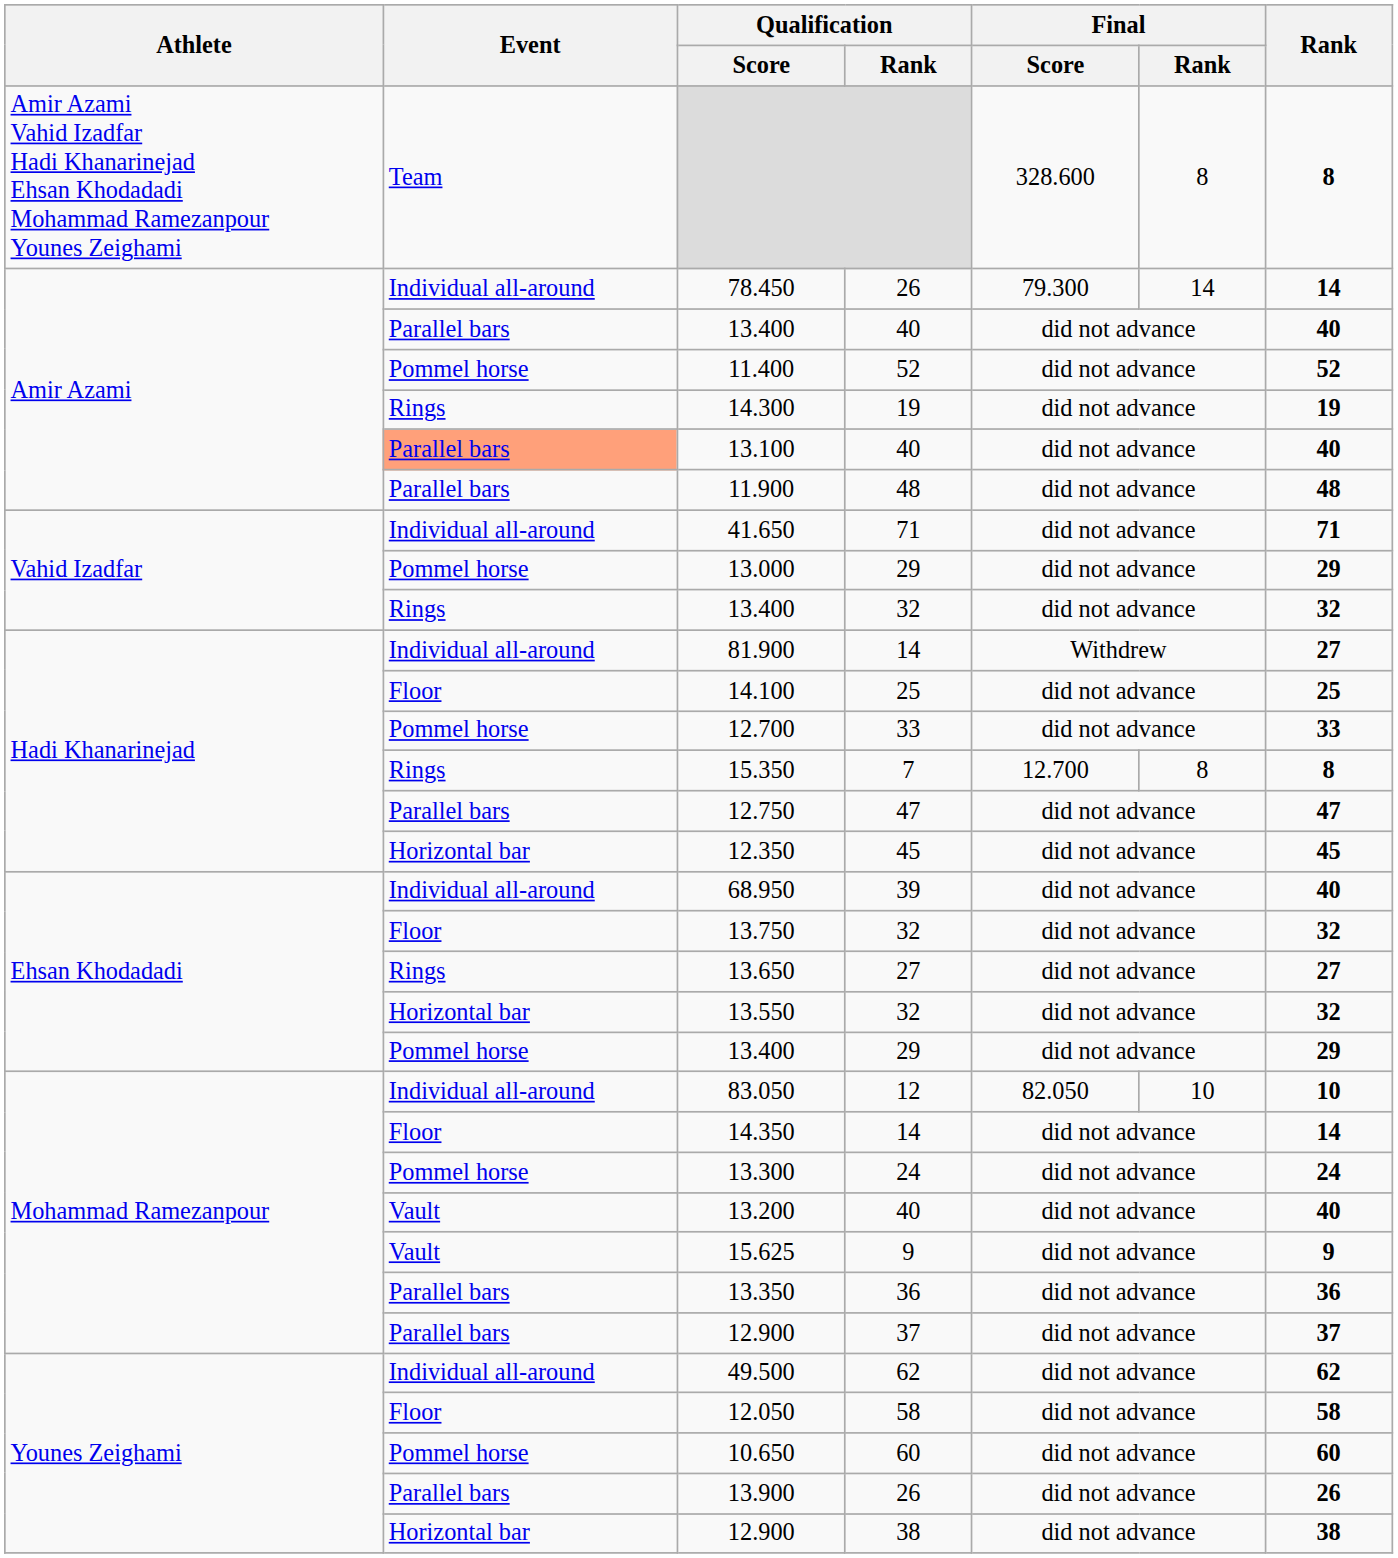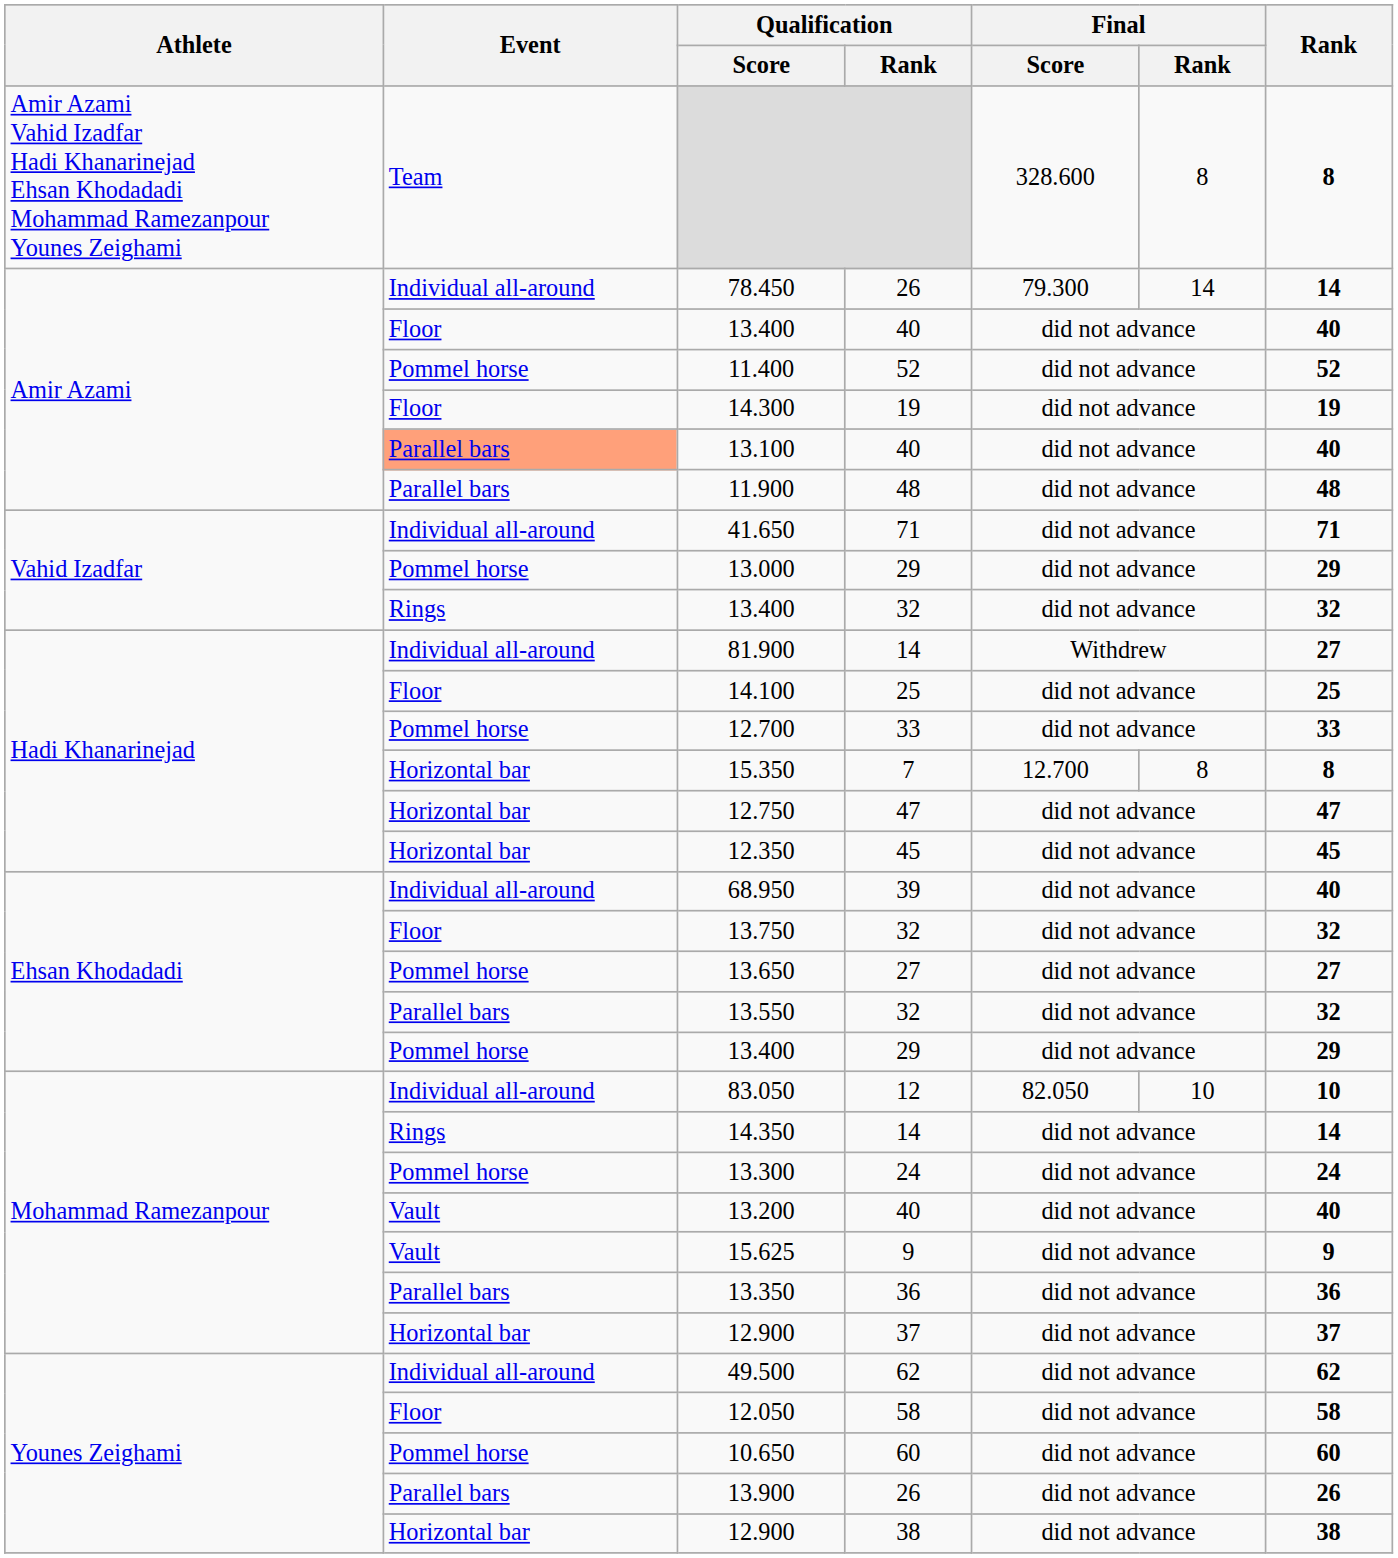(449, 329) Parallel bars -> (415, 329) Floor
(417, 409) Rings -> (415, 409) Floor
(417, 770) Rings -> (459, 770) Horizontal bar
(449, 810) Parallel bars -> (459, 810) Horizontal bar
(417, 971) Rings -> (459, 971) Pommel horse
(459, 1011) Horizontal bar -> (449, 1011) Parallel bars
(415, 1131) Floor -> (417, 1131) Rings
(449, 1332) Parallel bars -> (459, 1332) Horizontal bar
